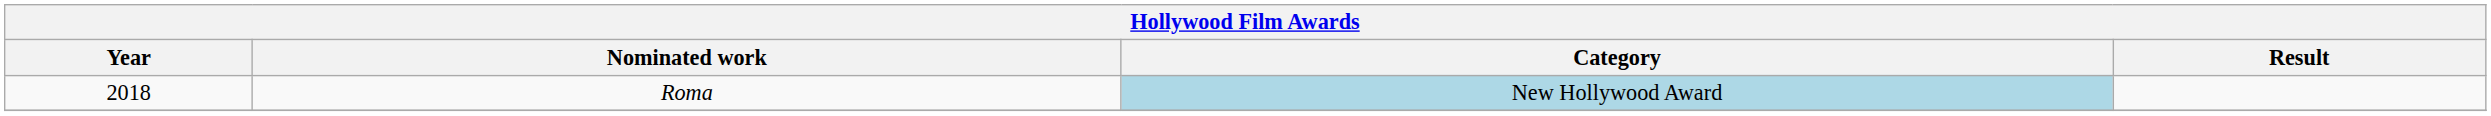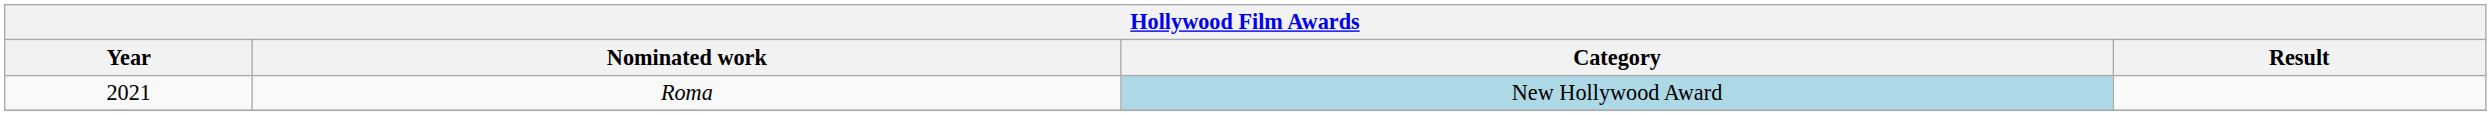(129, 92) 2018 -> (129, 92) 2021
